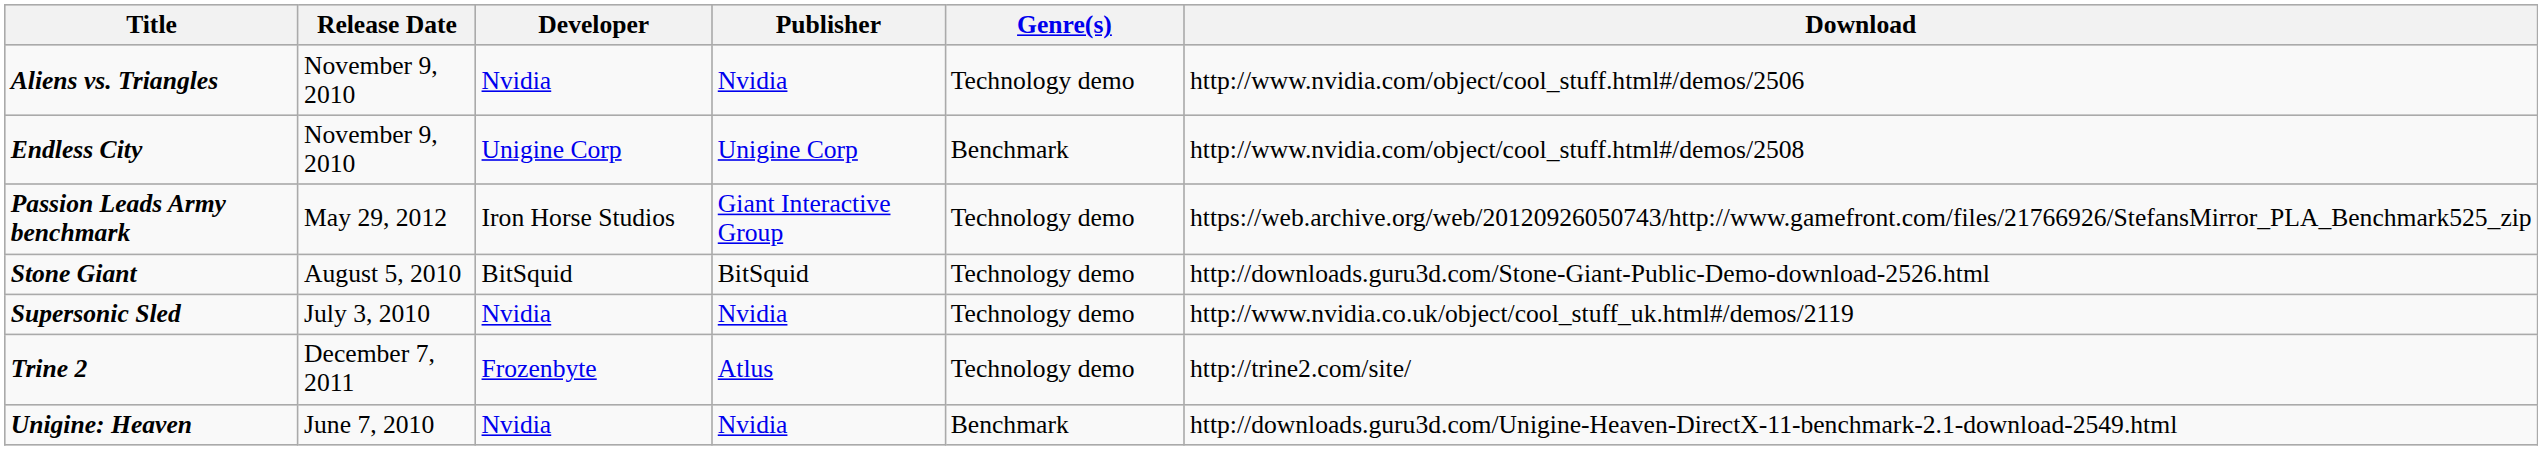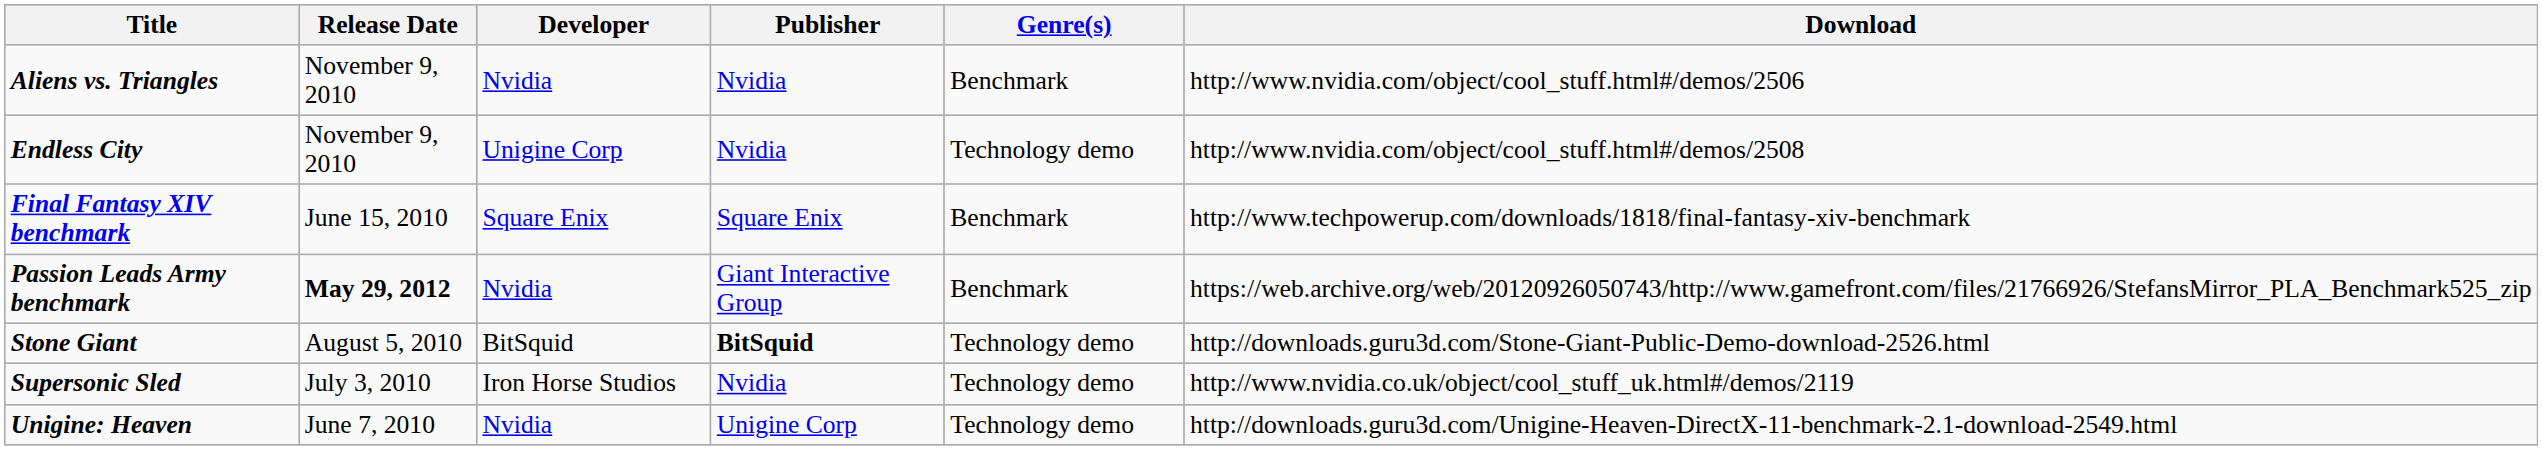(1043, 79) Technology demo -> (1009, 79) Benchmark
(788, 149) Unigine Corp -> (752, 149) Nvidia
(1010, 149) Benchmark -> (1042, 149) Technology demo
+ row: (111, 218)
(376, 218) normal -> (378, 288) bold
(578, 218) Iron Horse Studios -> (517, 288) Nvidia
(1043, 218) Technology demo -> (1009, 288) Benchmark
(763, 273) normal -> (765, 342) bold
(516, 314) Nvidia -> (579, 383) Iron Horse Studios
- row: (49, 369)
(753, 424) Nvidia -> (787, 424) Unigine Corp
(1010, 424) Benchmark -> (1042, 424) Technology demo
